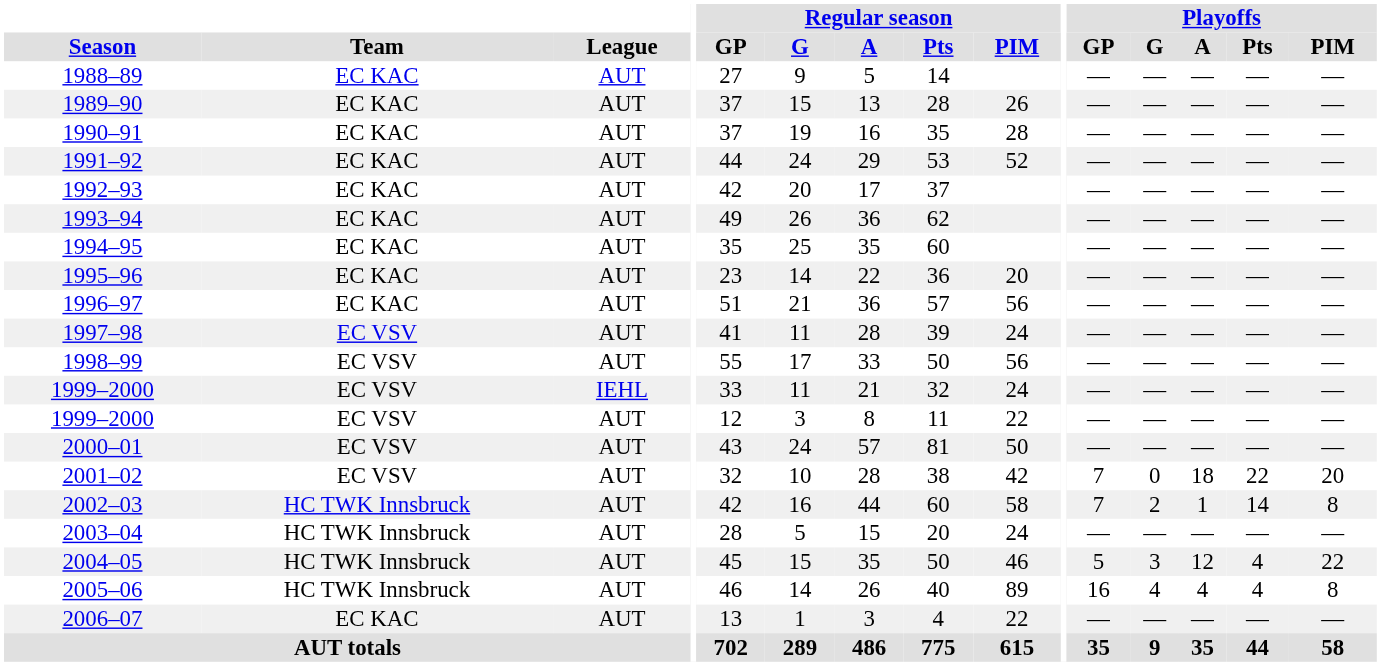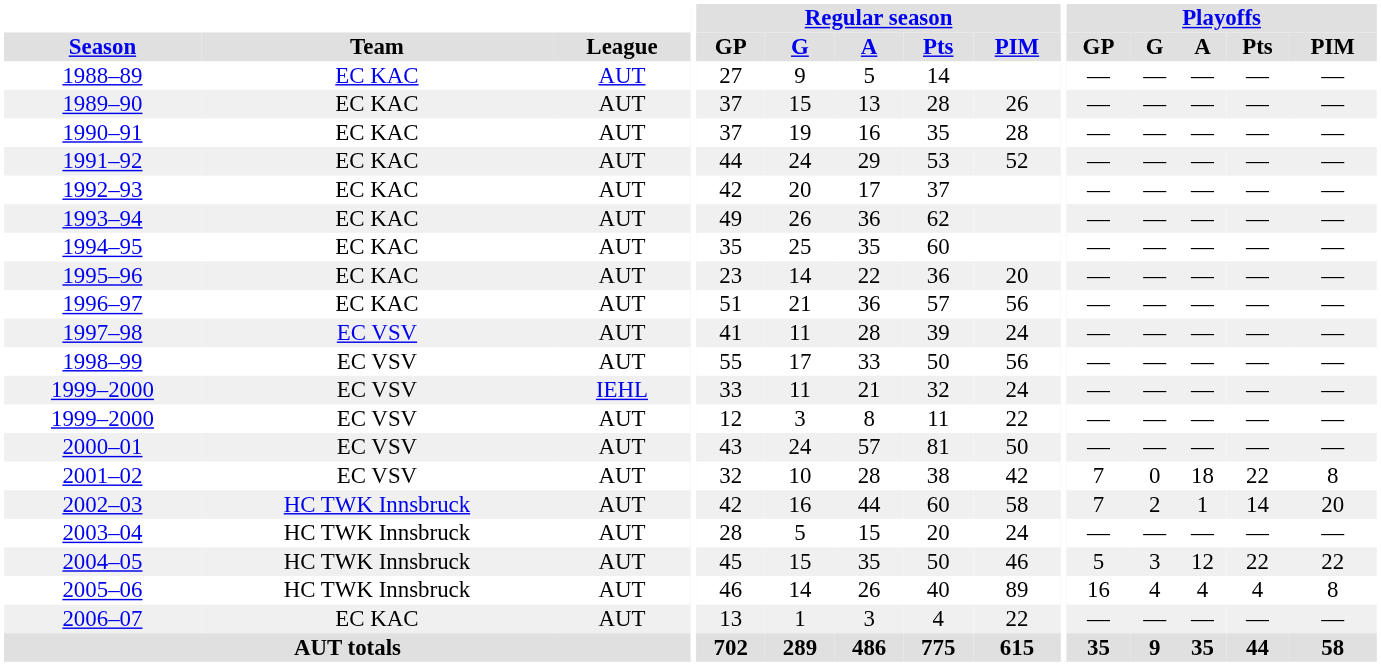(1333, 475) 20 -> (1333, 475) 8
(1333, 504) 8 -> (1333, 504) 20
(1258, 561) 4 -> (1258, 561) 22
